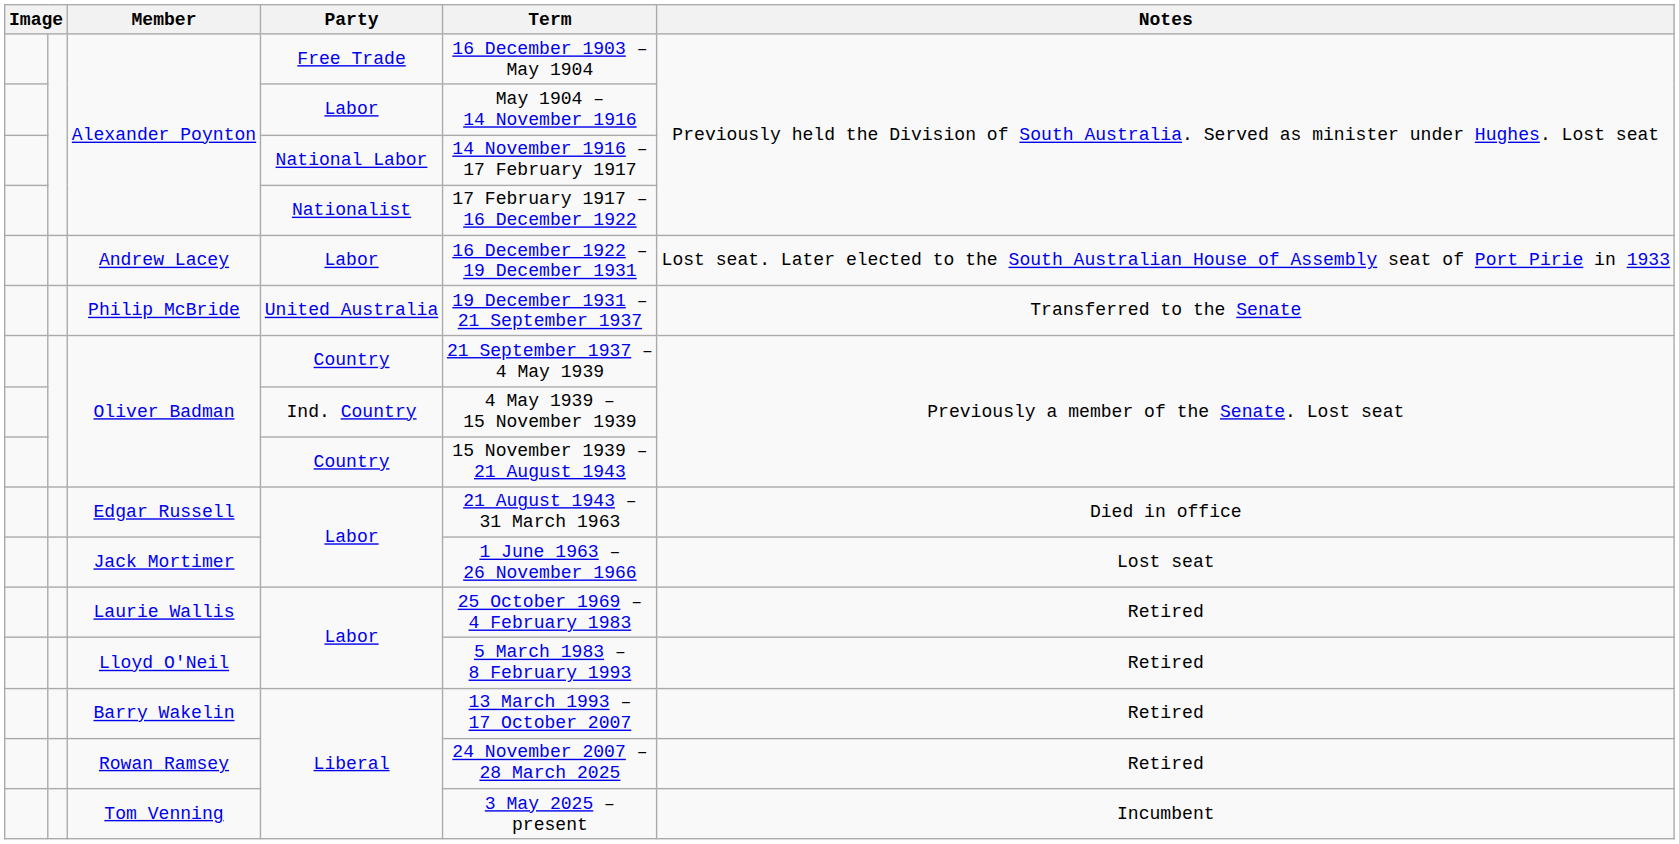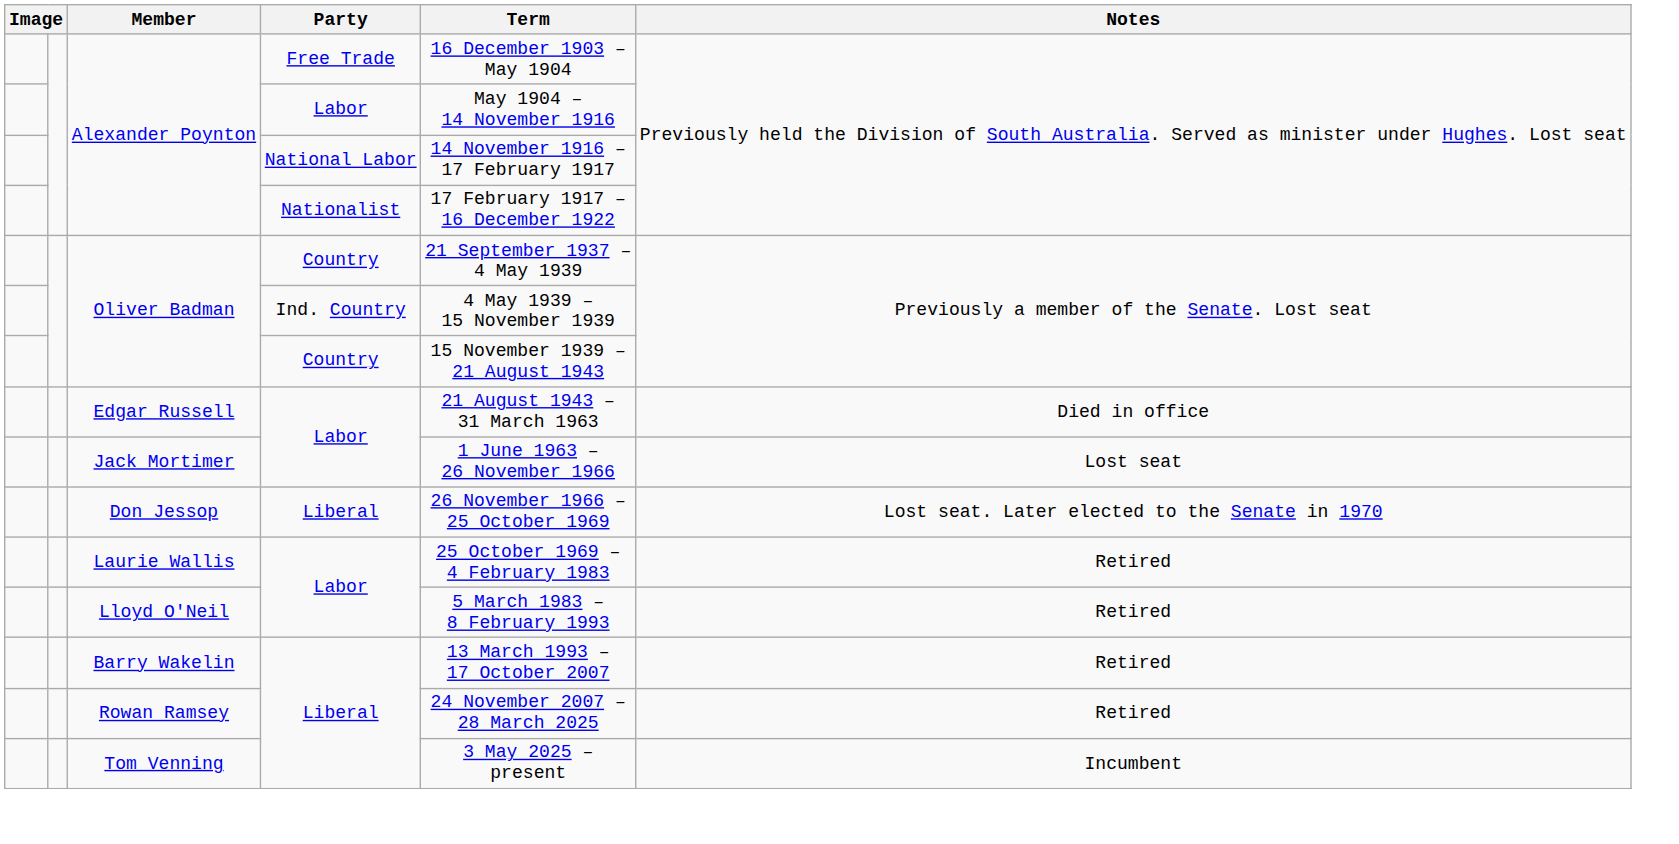- row: (164, 260)
- row: (164, 311)
+ row: (164, 512)
